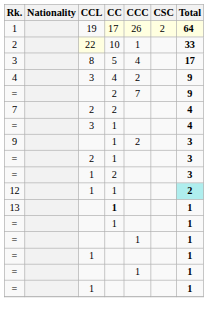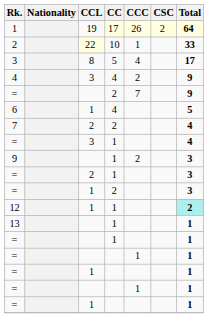+ row: (14, 110)
(114, 207) bold -> (114, 223) normal
